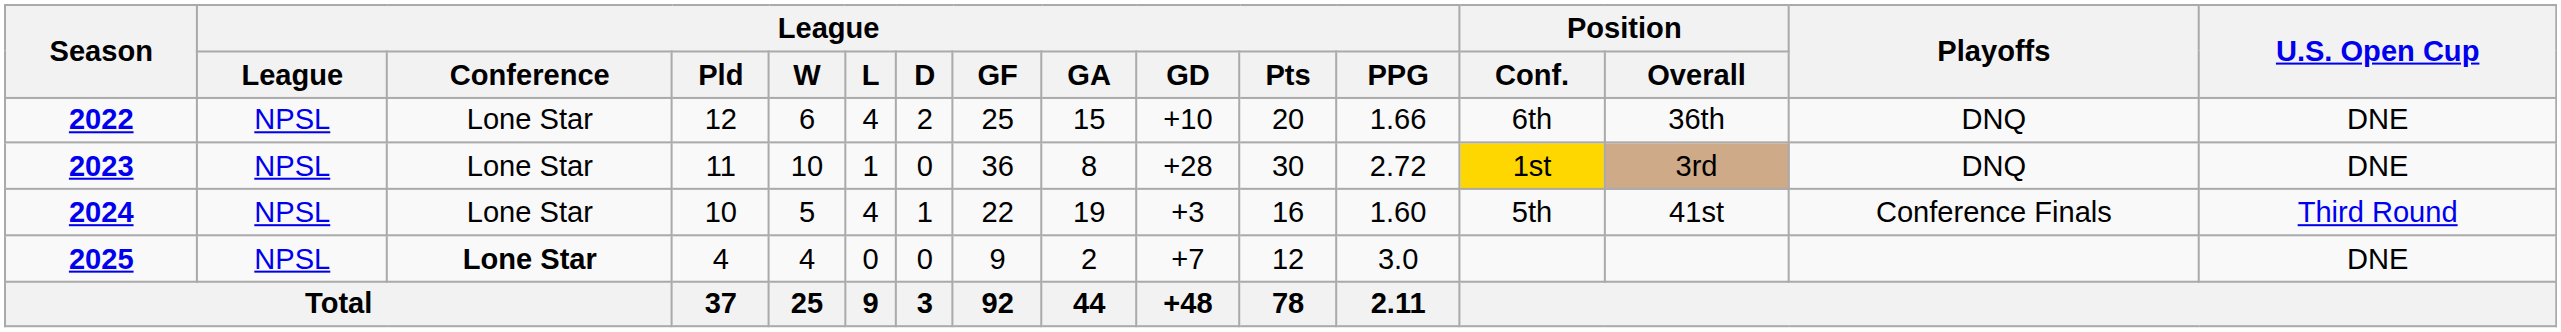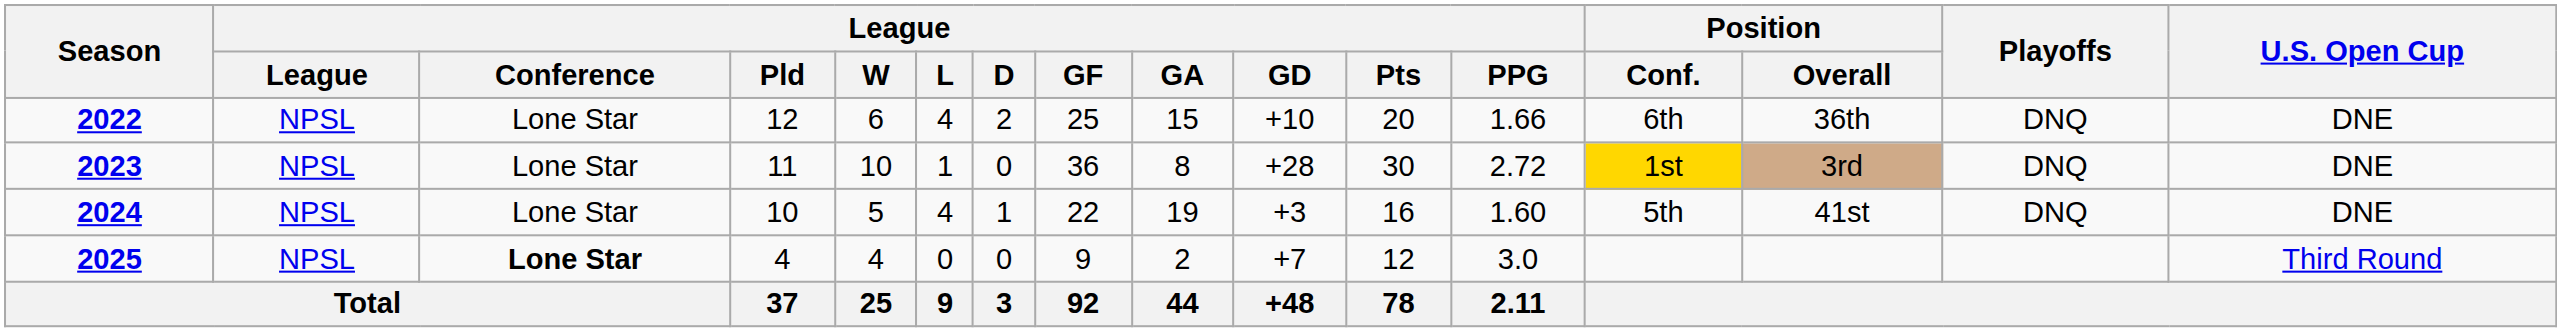(1994, 212) Conference Finals -> (2055, 212) DNQ
(2378, 212) Third Round -> (2362, 212) DNE
(2378, 258) DNE -> (2362, 258) Third Round
